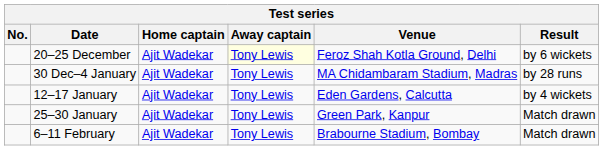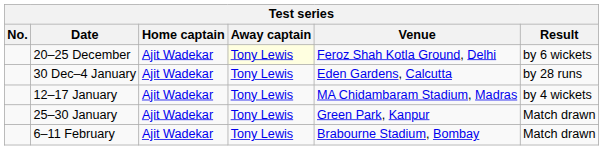(417, 74) MA Chidambaram Stadium, Madras -> (384, 74) Eden Gardens, Calcutta
(384, 94) Eden Gardens, Calcutta -> (417, 94) MA Chidambaram Stadium, Madras
